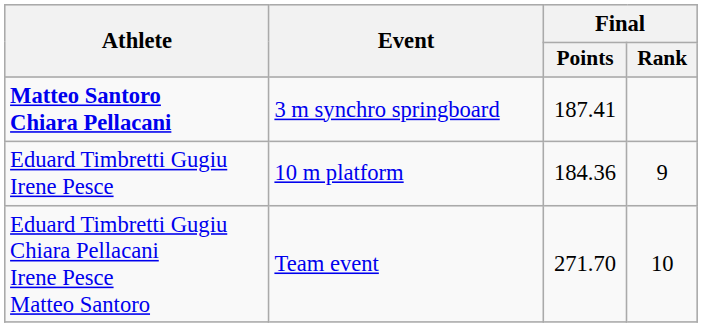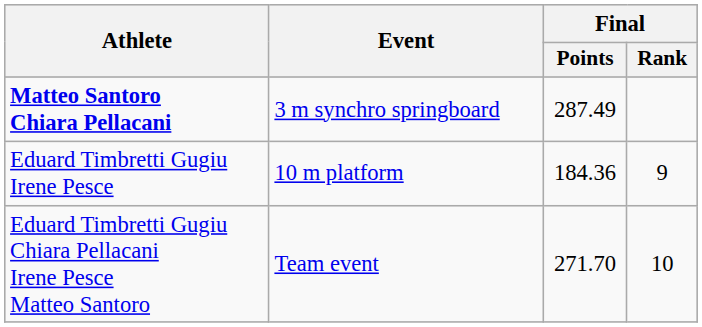(585, 109) 187.41 -> (585, 109) 287.49
